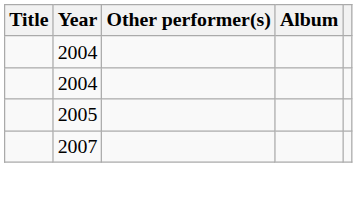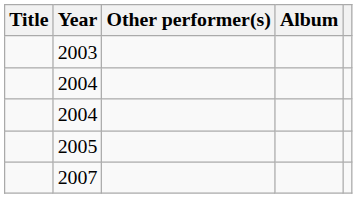+ row: (29, 52)
